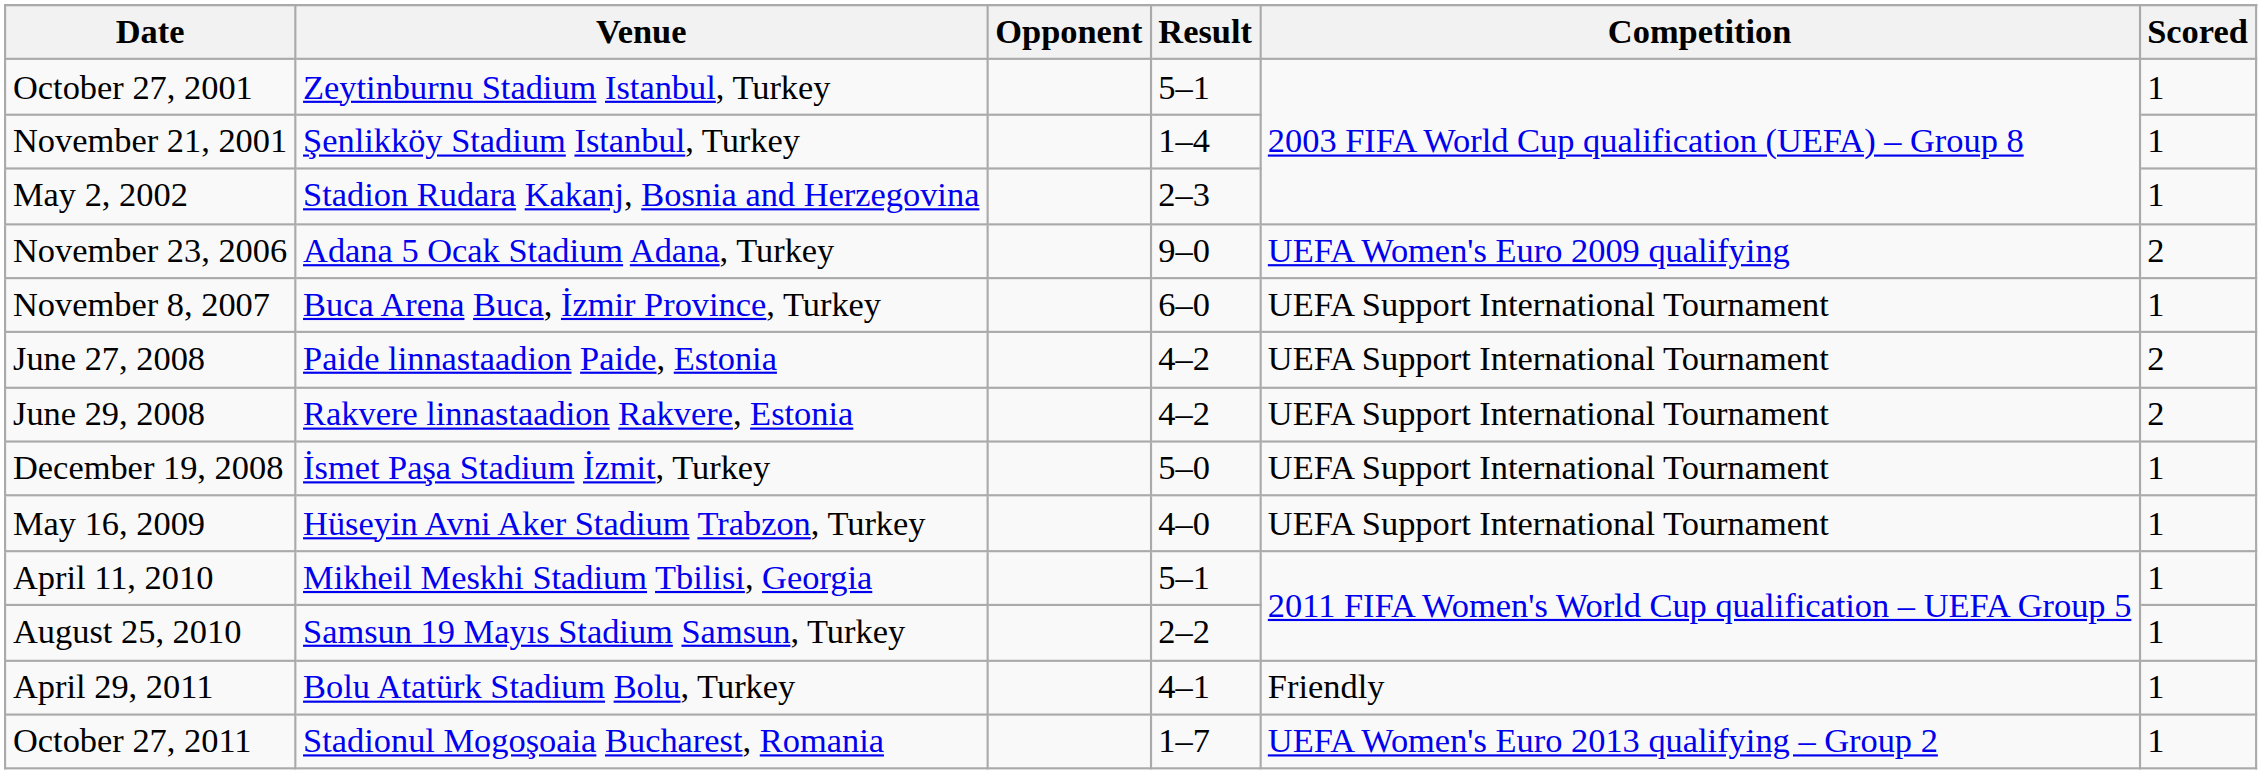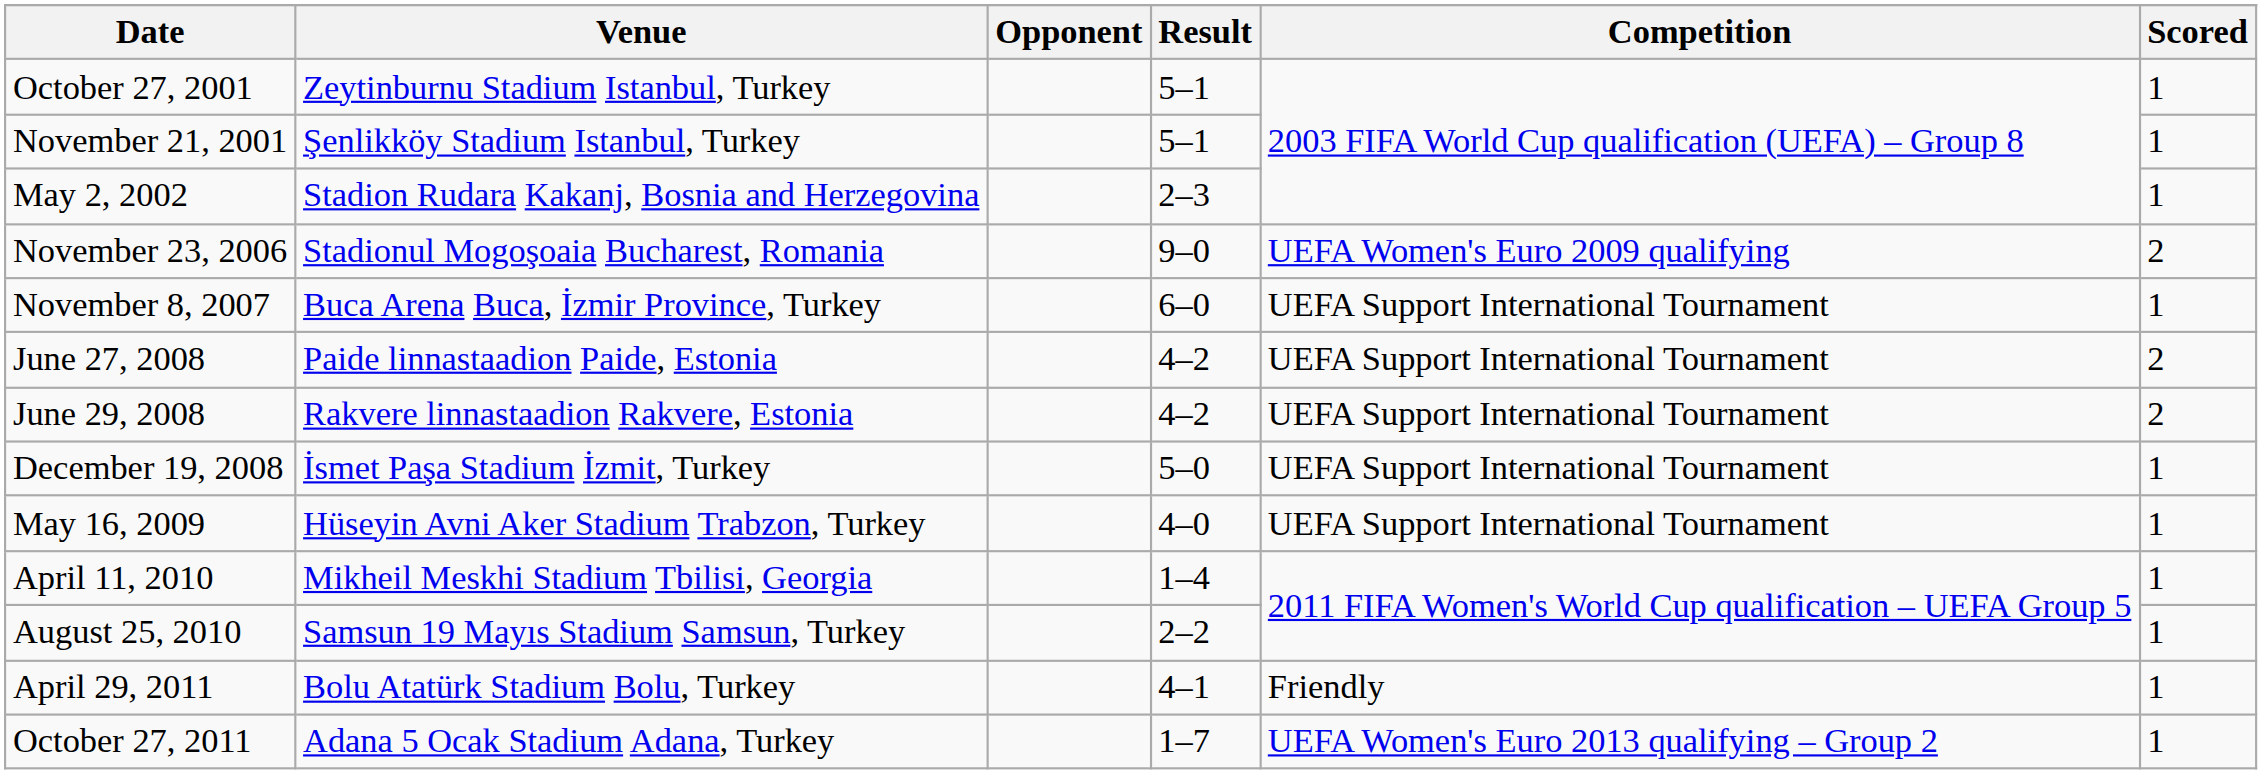(1184, 140) 1–4 -> (1184, 140) 5–1
(569, 250) Adana 5 Ocak Stadium Adana, Turkey -> (594, 250) Stadionul Mogoşoaia Bucharest, Romania
(1184, 577) 5–1 -> (1184, 577) 1–4
(594, 741) Stadionul Mogoşoaia Bucharest, Romania -> (569, 741) Adana 5 Ocak Stadium Adana, Turkey
